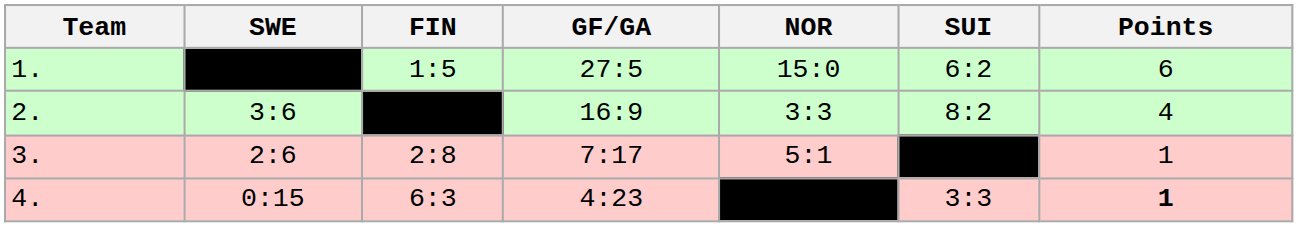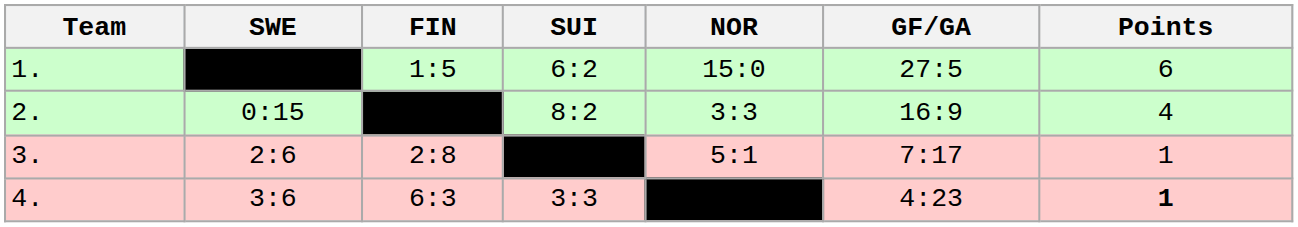columns swapped: (968, 27) <-> (611, 27)
(273, 113) 3:6 -> (273, 113) 0:15
(273, 200) 0:15 -> (273, 200) 3:6
